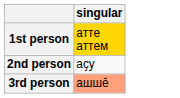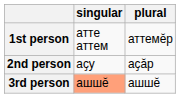+ column: (150, 13)
(92, 39) gold background -> (92, 39) no background
